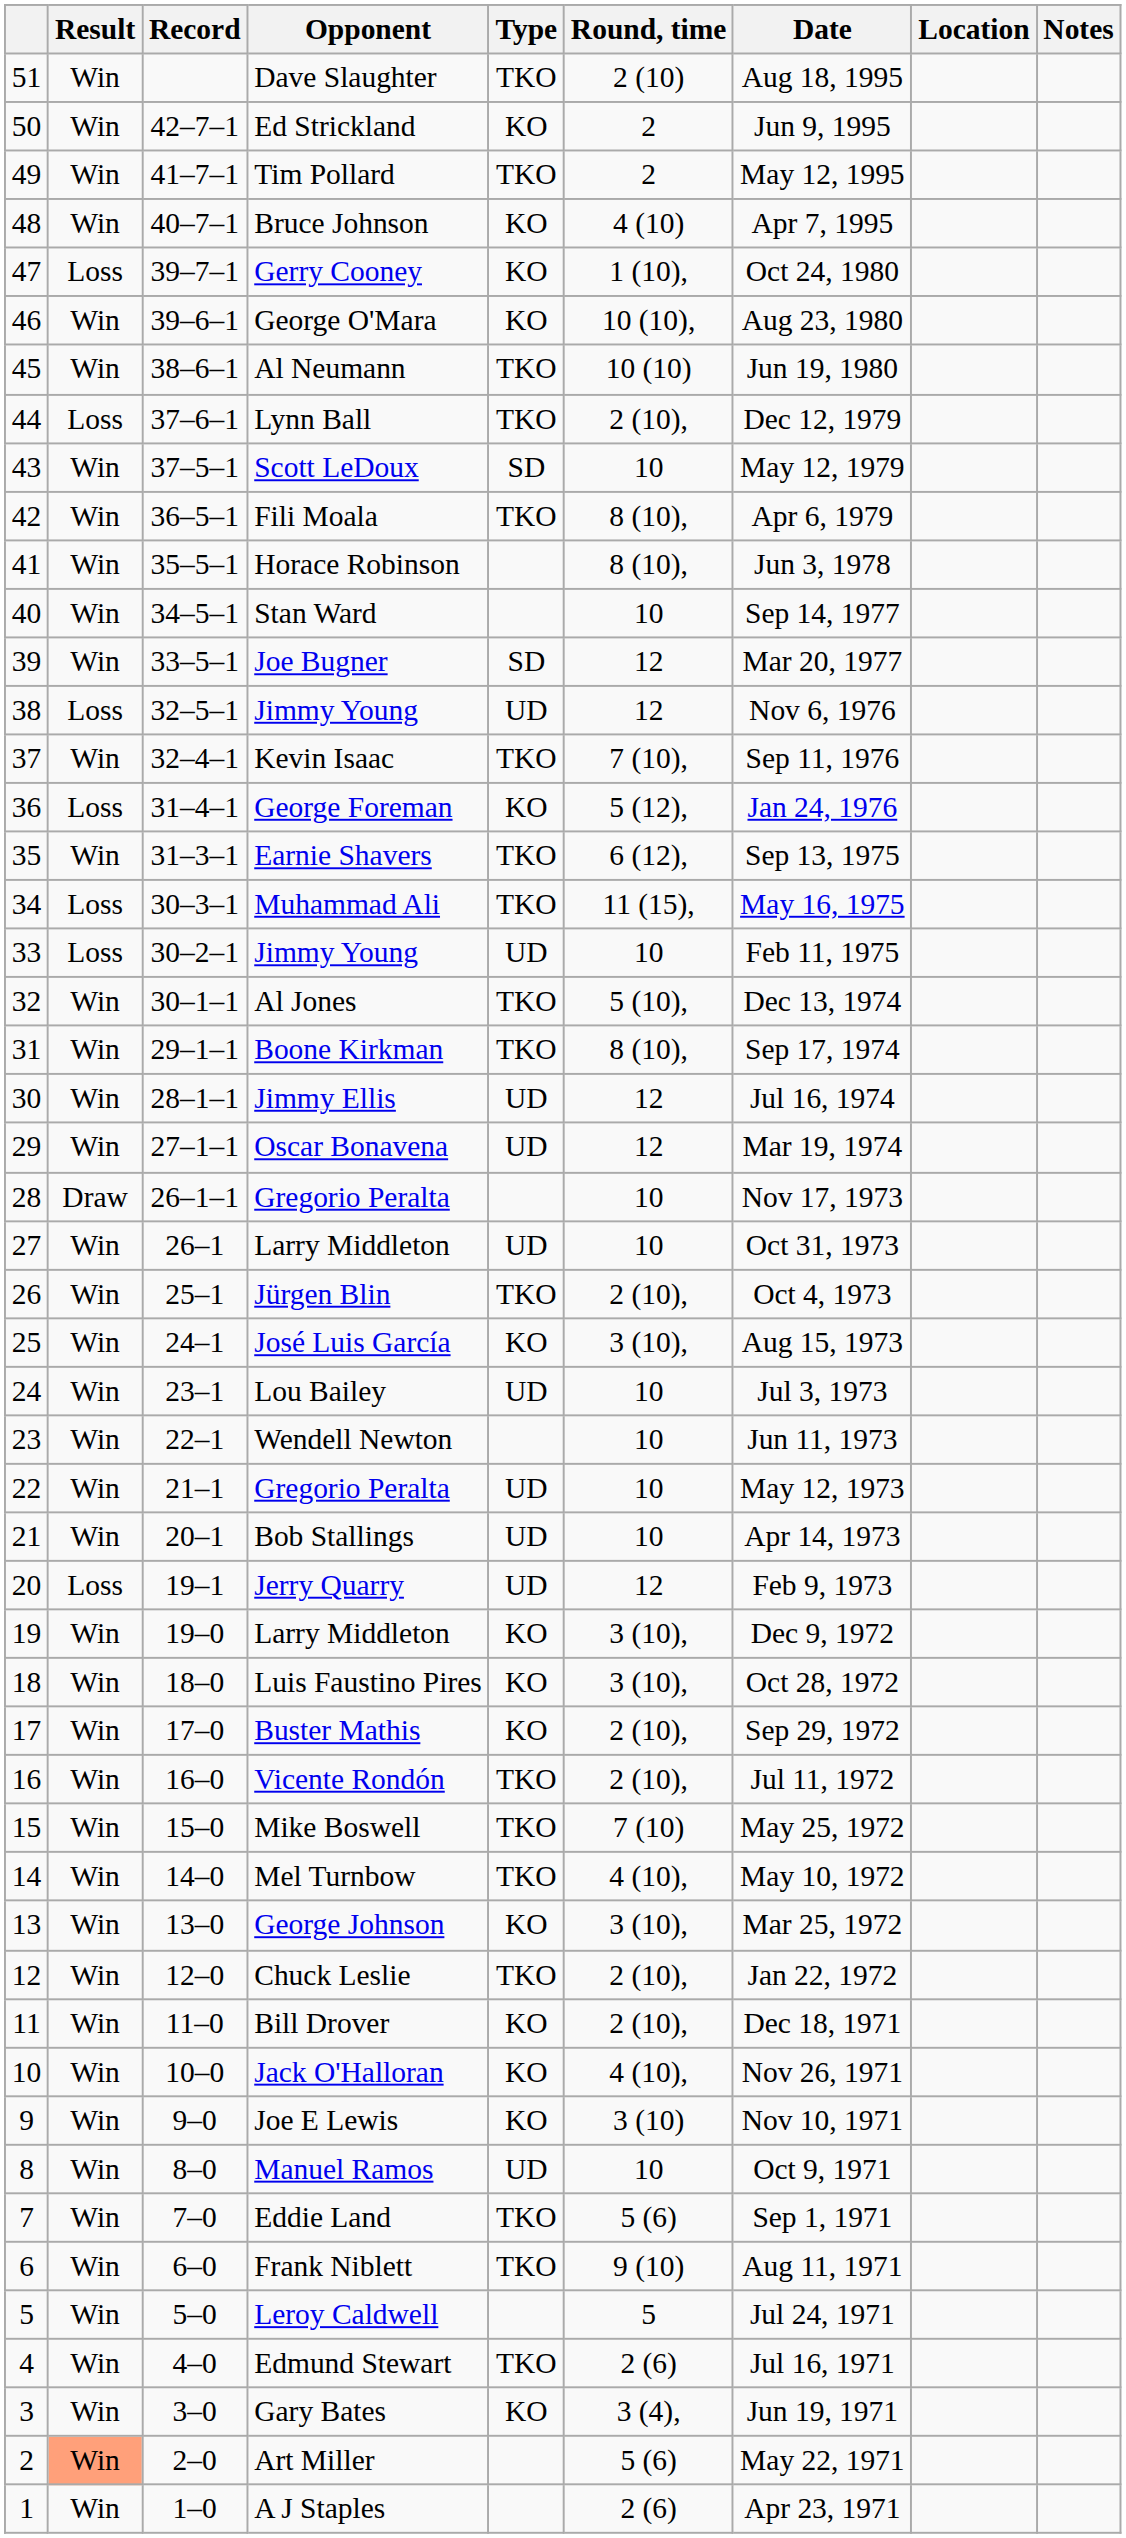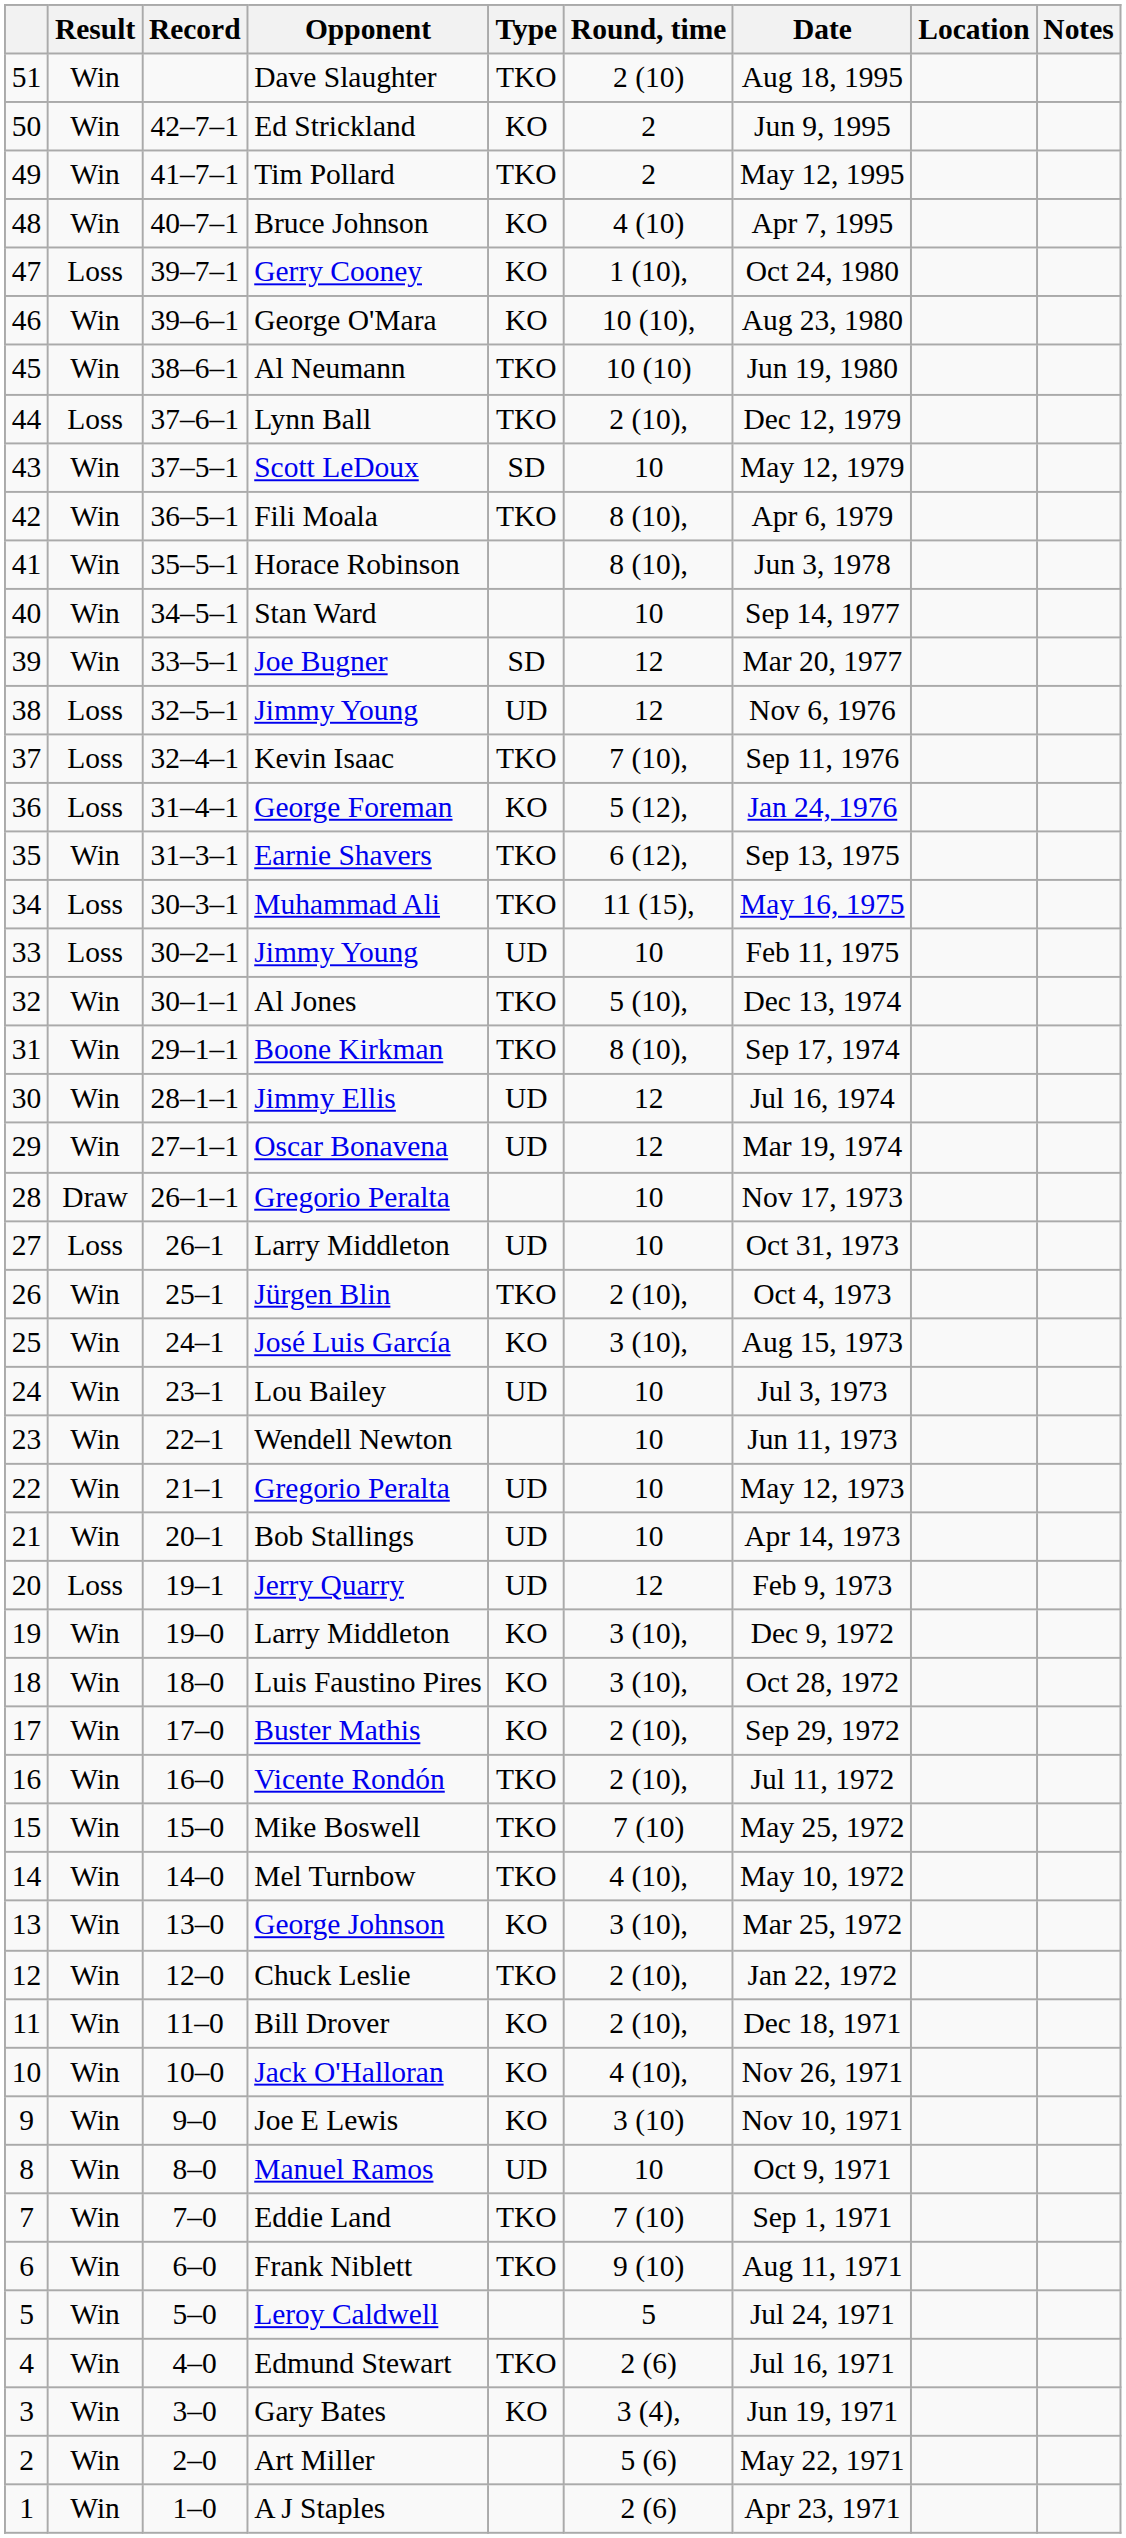(95, 758) Win -> (95, 758) Loss
(95, 1244) Win -> (95, 1244) Loss
(649, 2216) 5 (6) -> (649, 2216) 7 (10)
(95, 2460) lightsalmon background -> (95, 2460) no background
